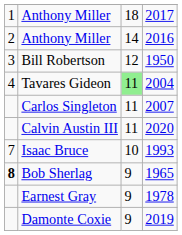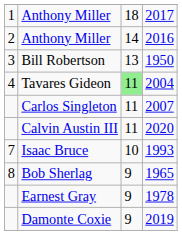(132, 60) 12 -> (132, 60) 13
(11, 173) bold -> (11, 173) normal
